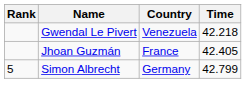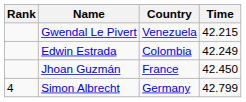(220, 32) 42.218 -> (220, 32) 42.215
+ row: (79, 51)
(220, 51) 42.405 -> (220, 69) 42.450
(10, 69) 5 -> (10, 88) 4
